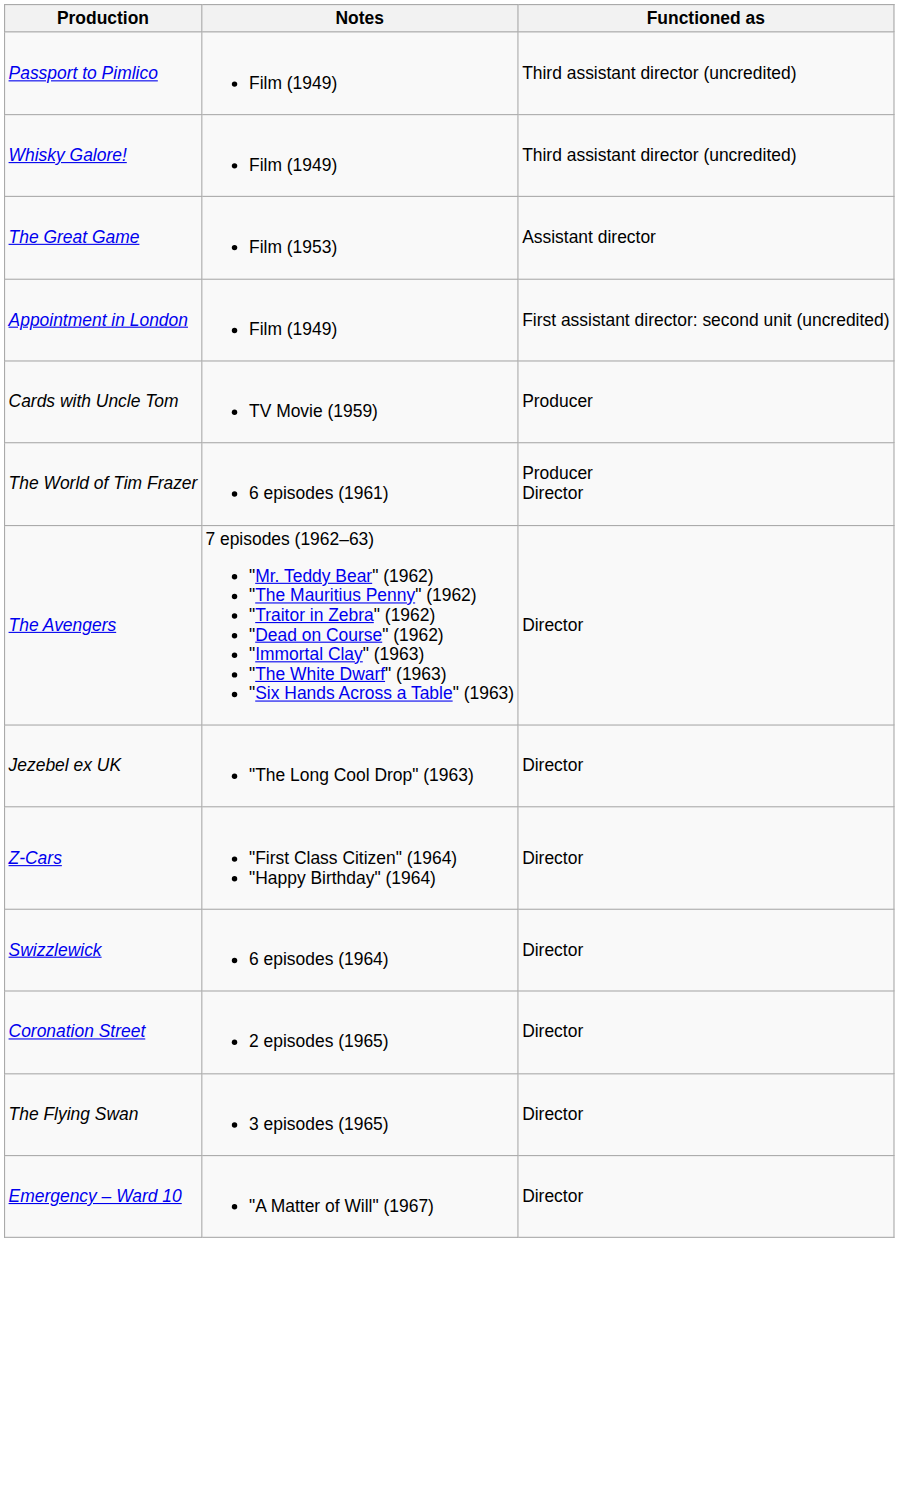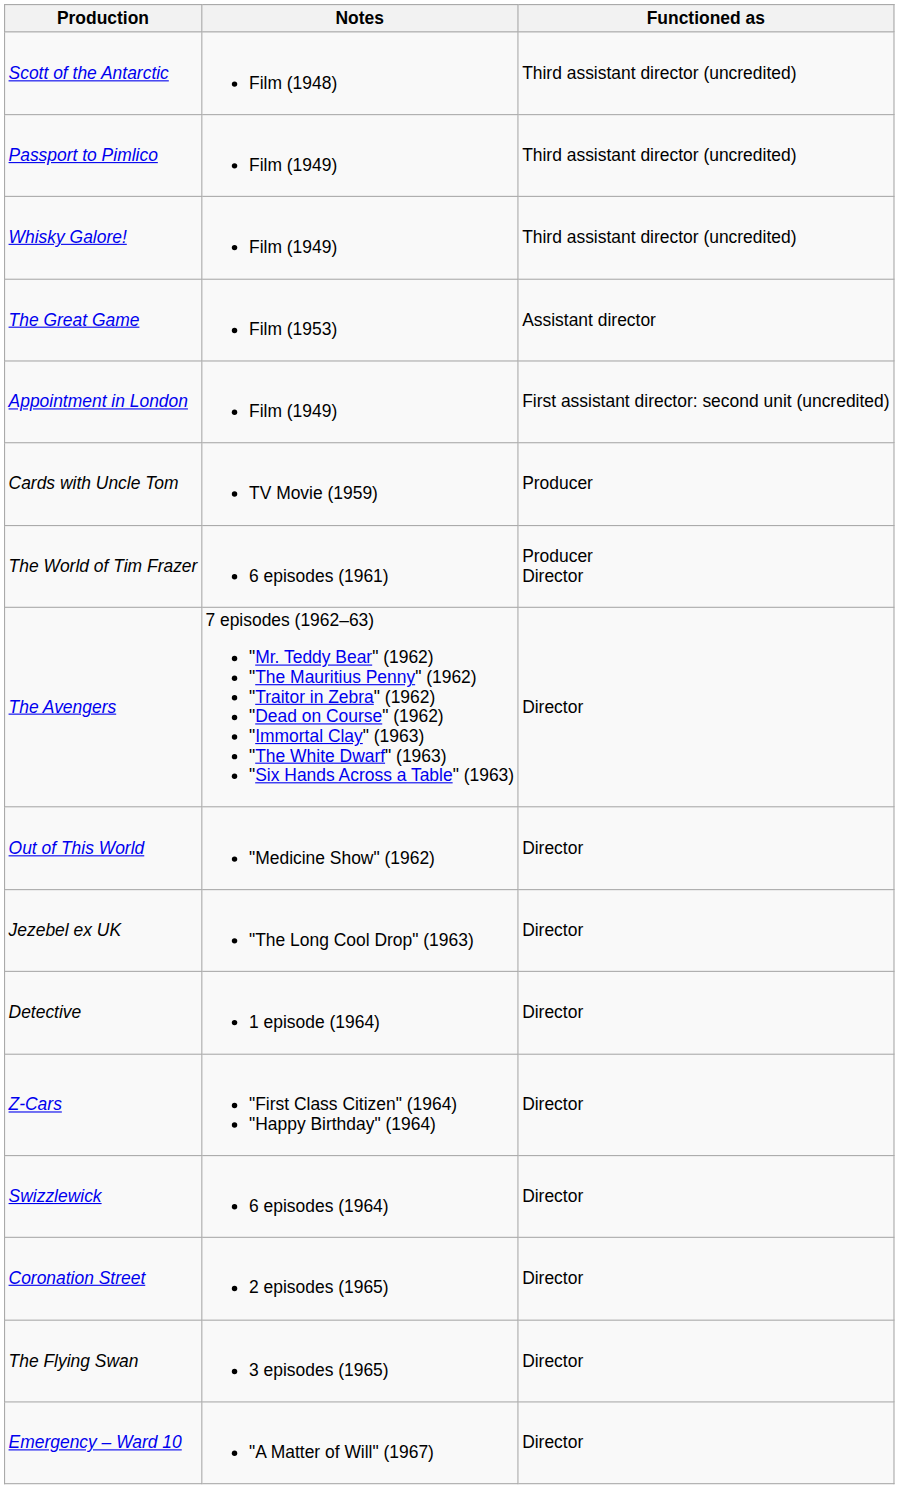+ row: (89, 73)
+ row: (76, 848)
+ row: (45, 1012)
